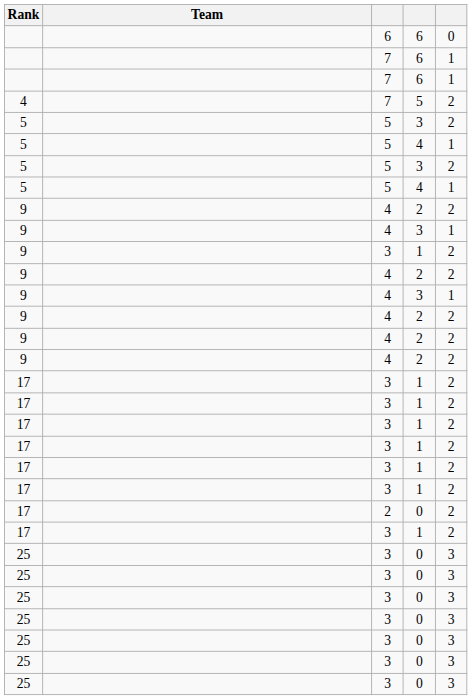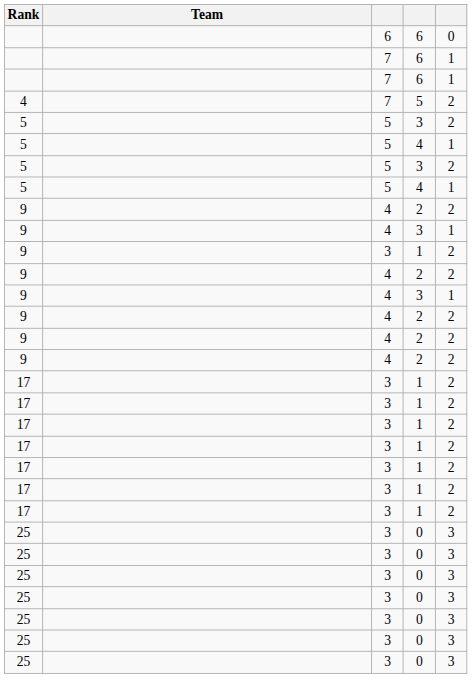- row: (23, 511)
